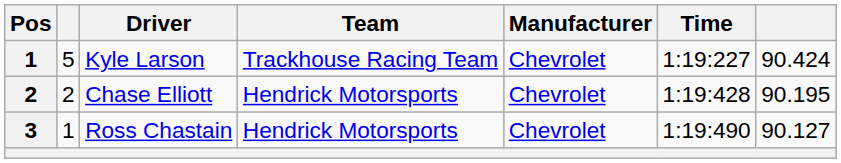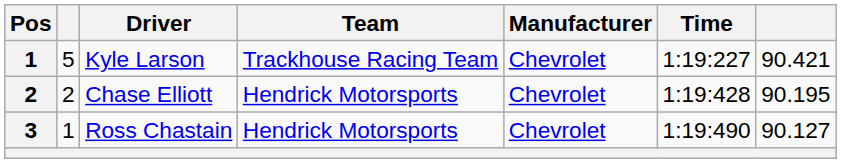(796, 59) 90.424 -> (796, 59) 90.421
